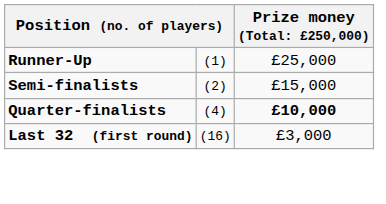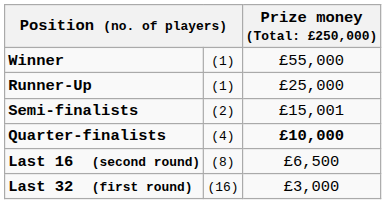+ row: (36, 60)
(304, 85) £15,000 -> (311, 111) £15,001
+ row: (104, 161)
